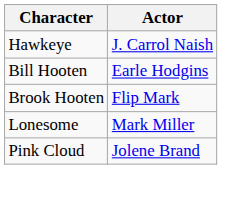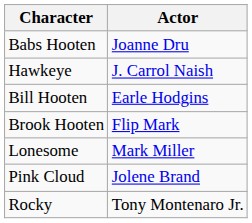+ row: (52, 44)
+ row: (30, 204)
